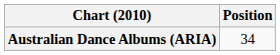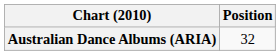(248, 38) 34 -> (248, 38) 32
